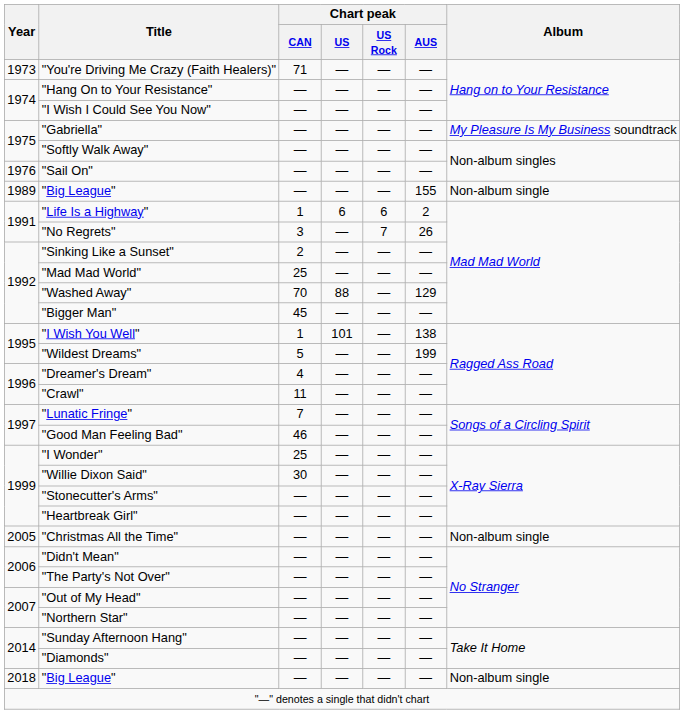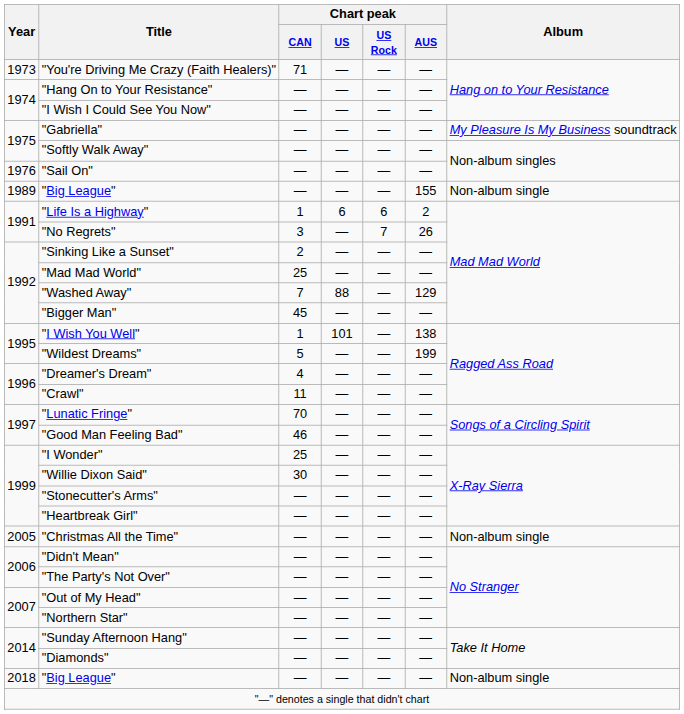(300, 292) 70 -> (300, 292) 7
(300, 414) 7 -> (300, 414) 70
